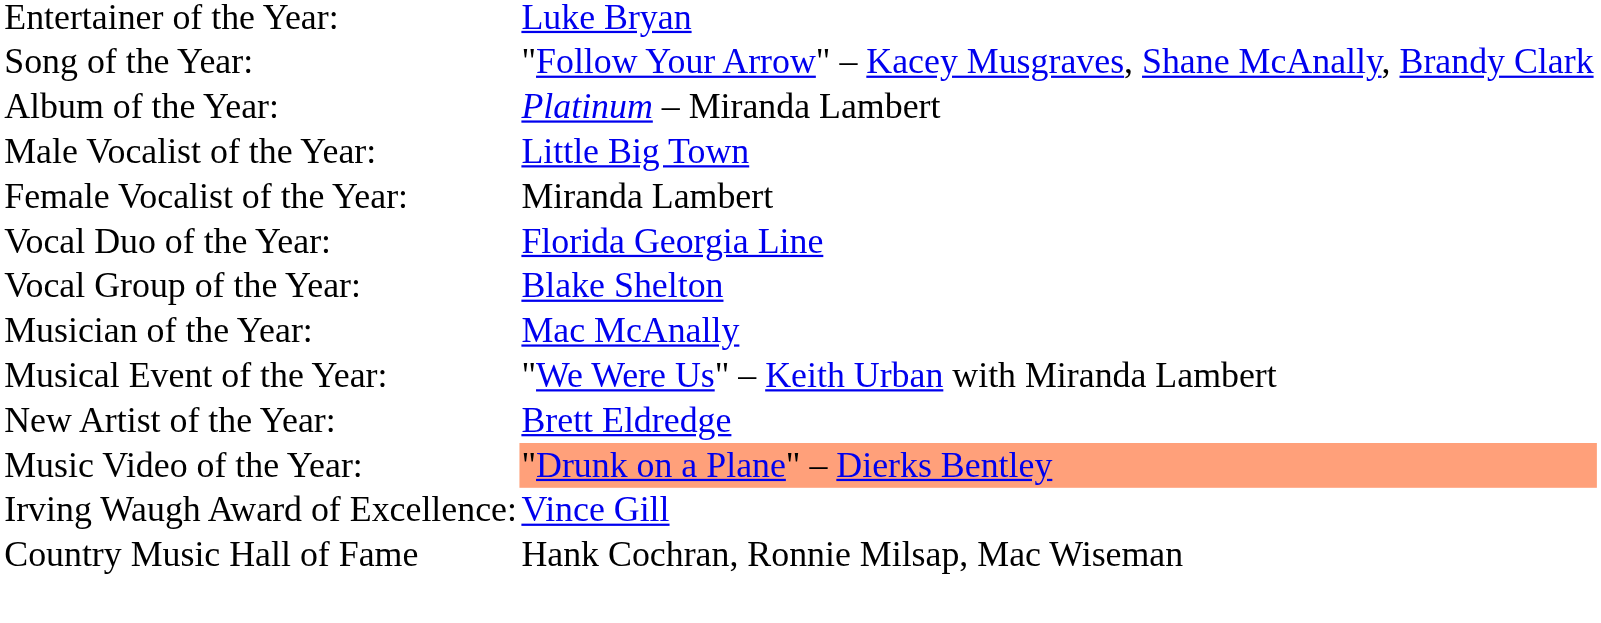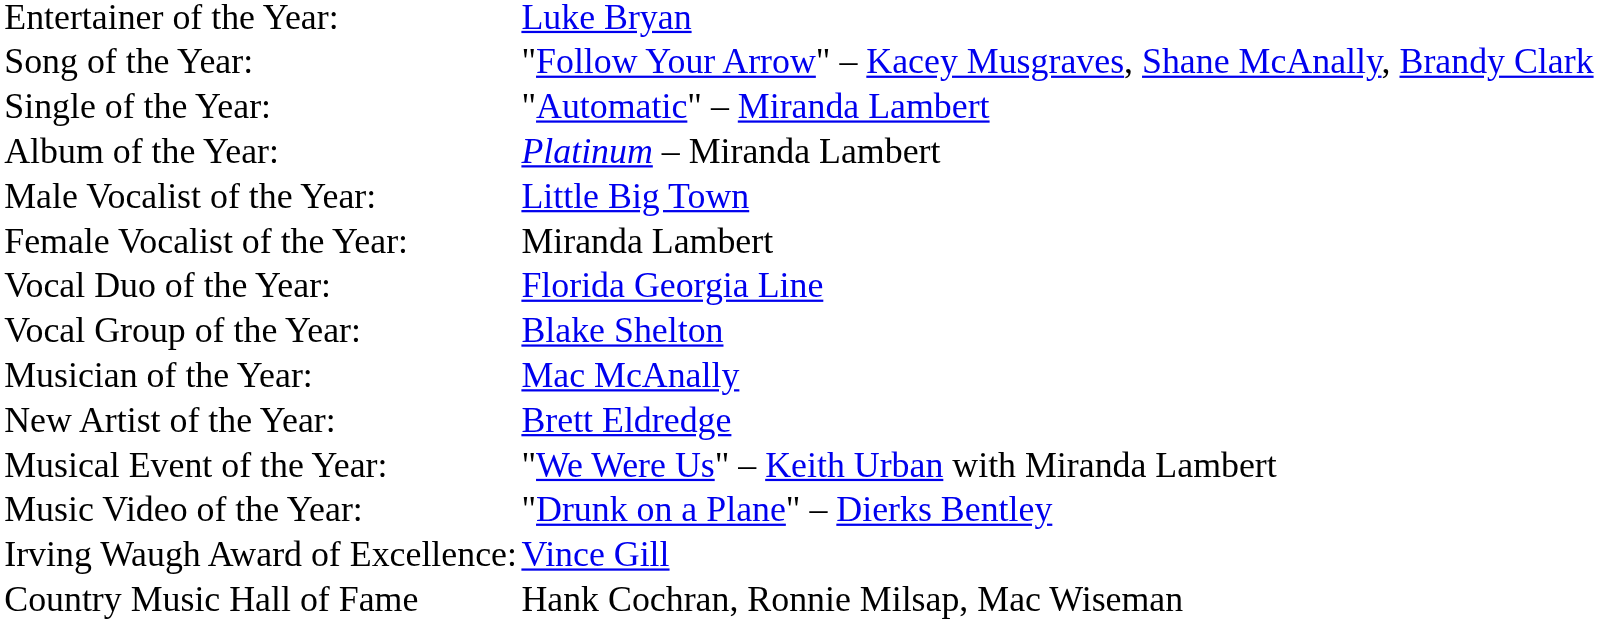+ row: (138, 106)
rows swapped: (170, 419) <-> (196, 375)
(787, 464) lightsalmon background -> (787, 509) no background
